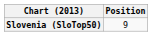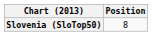(125, 25) 9 -> (125, 25) 8
